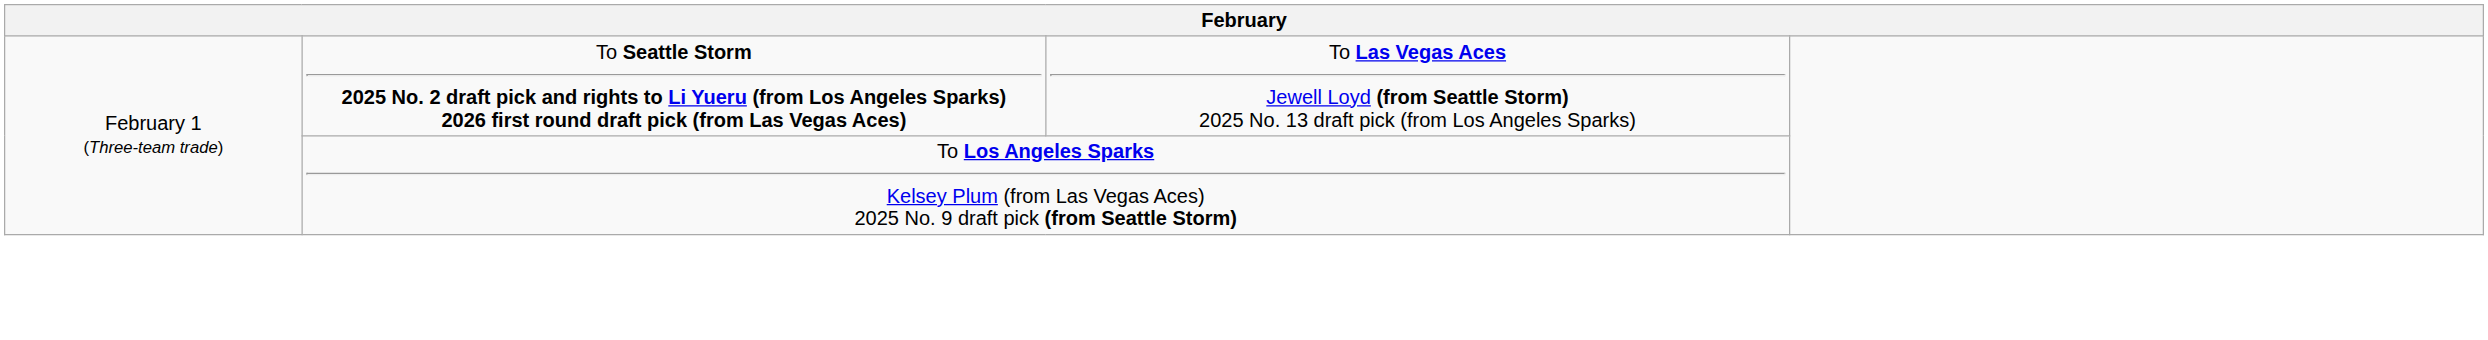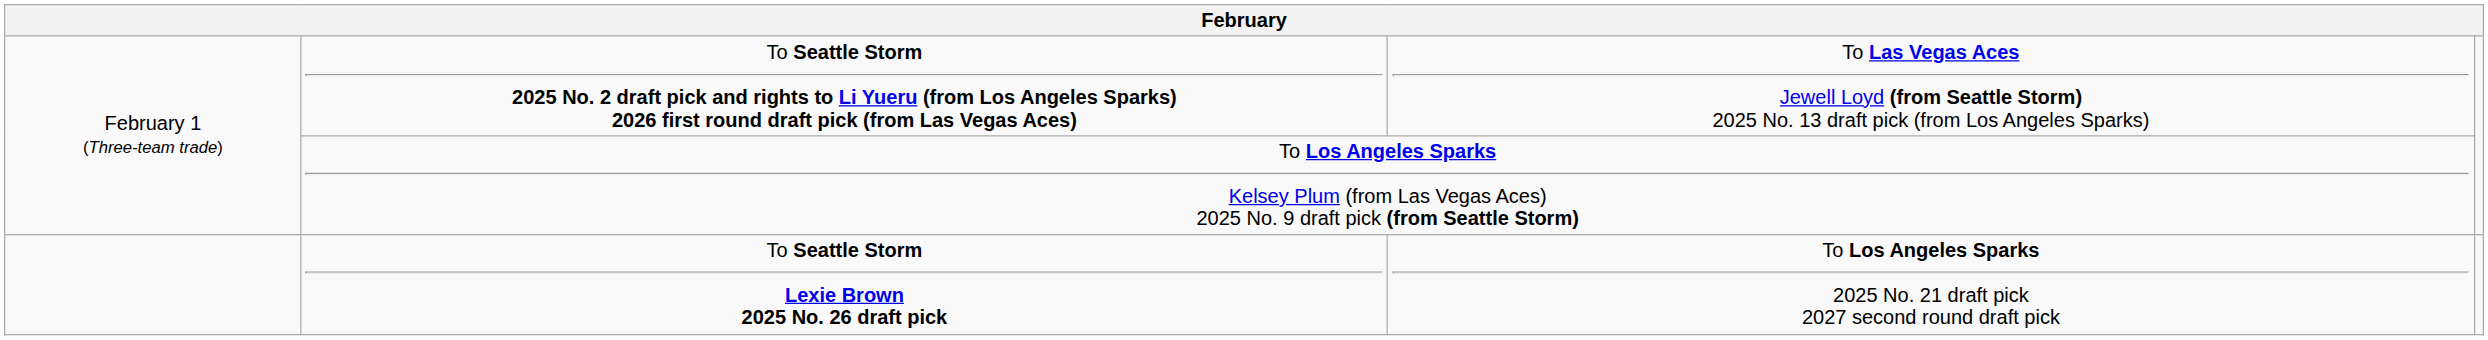+ row: (844, 284)
